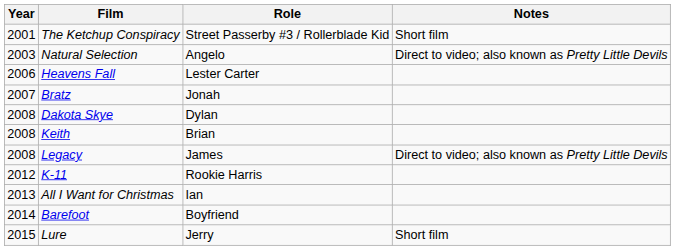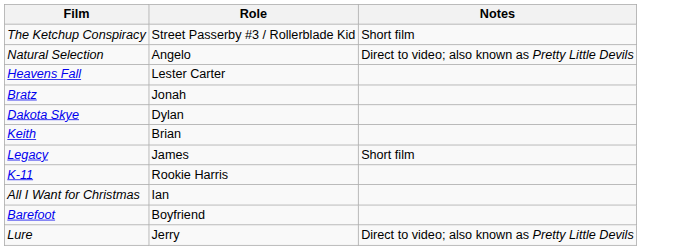- column: (21, 14)
(531, 154) Direct to video; also known as Pretty Little Devils -> (388, 154) Short film
(422, 235) Short film -> (497, 235) Direct to video; also known as Pretty Little Devils
